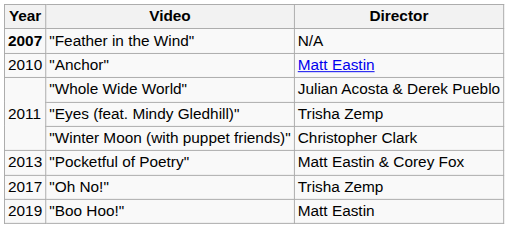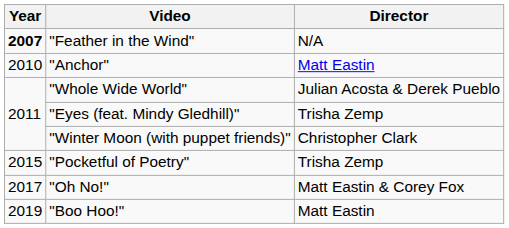(25, 162) 2013 -> (25, 162) 2015
(381, 162) Matt Eastin & Corey Fox -> (341, 162) Trisha Zemp
(341, 187) Trisha Zemp -> (381, 187) Matt Eastin & Corey Fox
